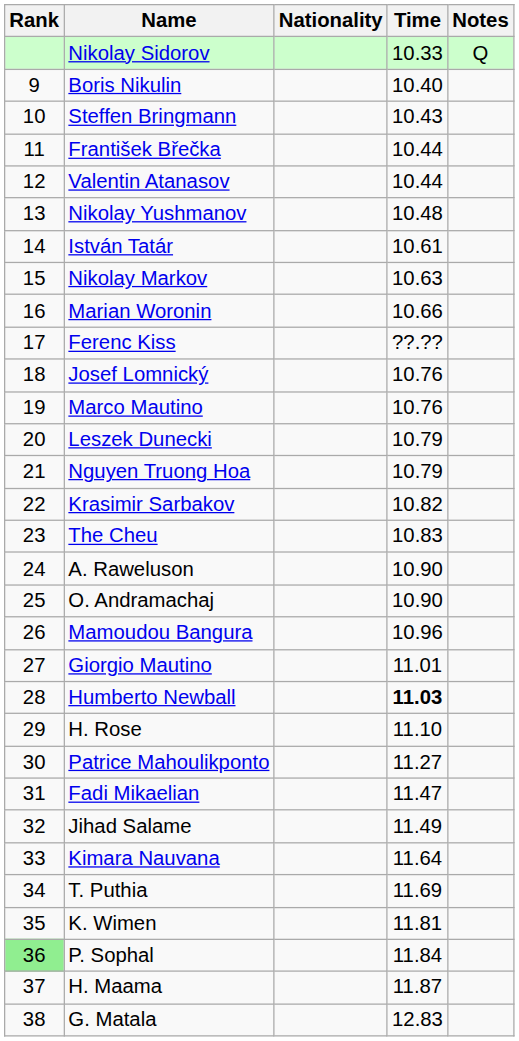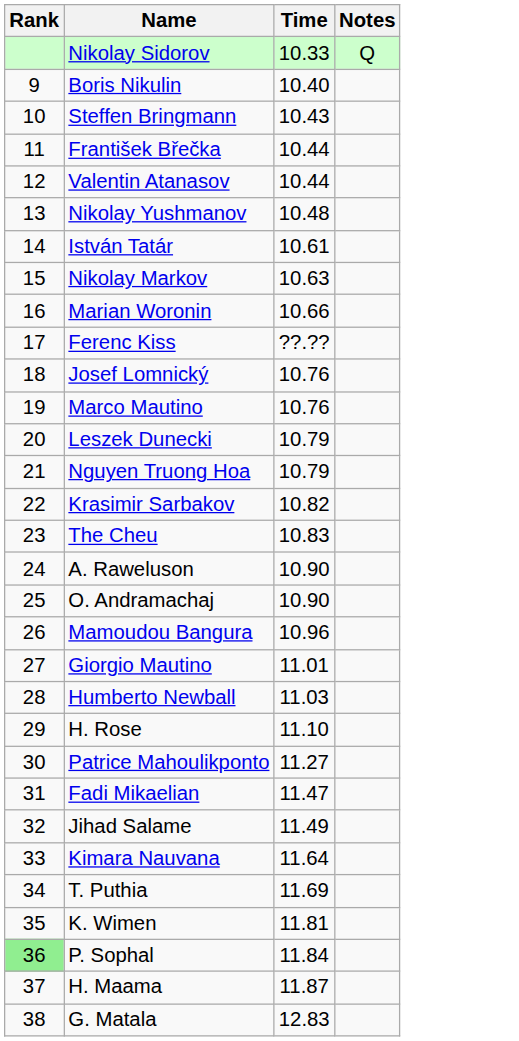- column: (331, 20)
(417, 697) bold -> (304, 697) normal
